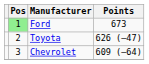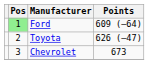(119, 25) 673 -> (119, 25) 609 (–64)
(119, 53) 609 (–64) -> (119, 53) 673
